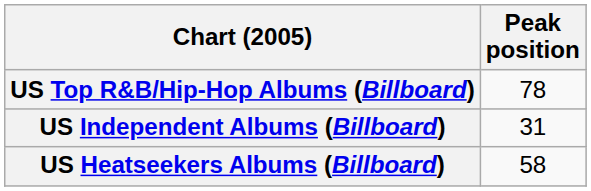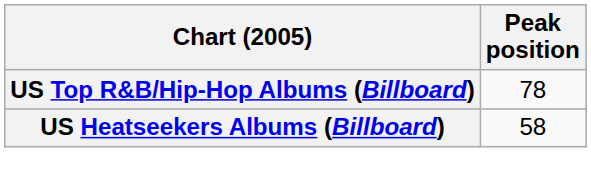- row: (243, 127)
